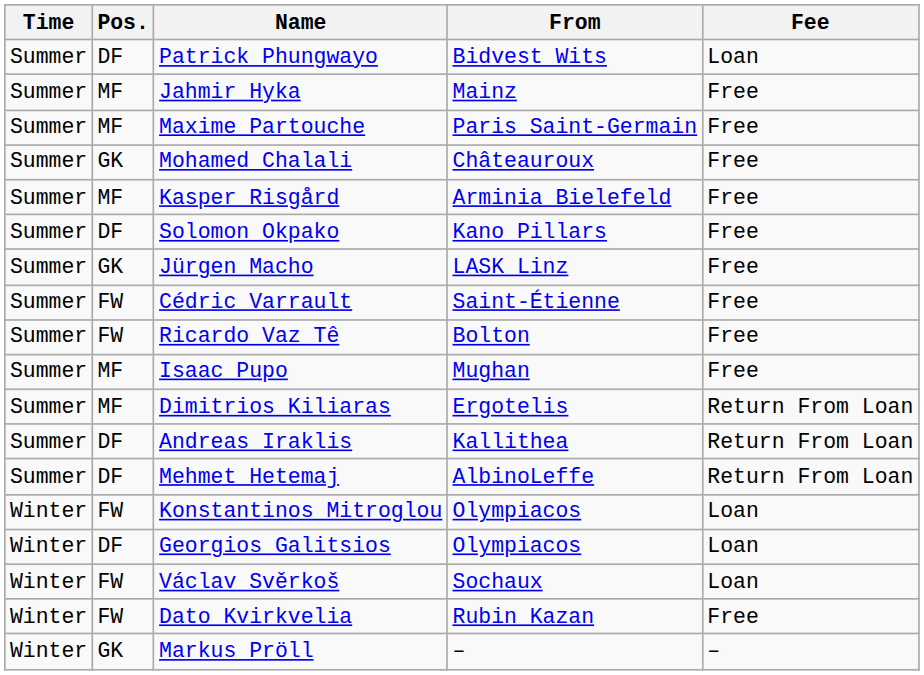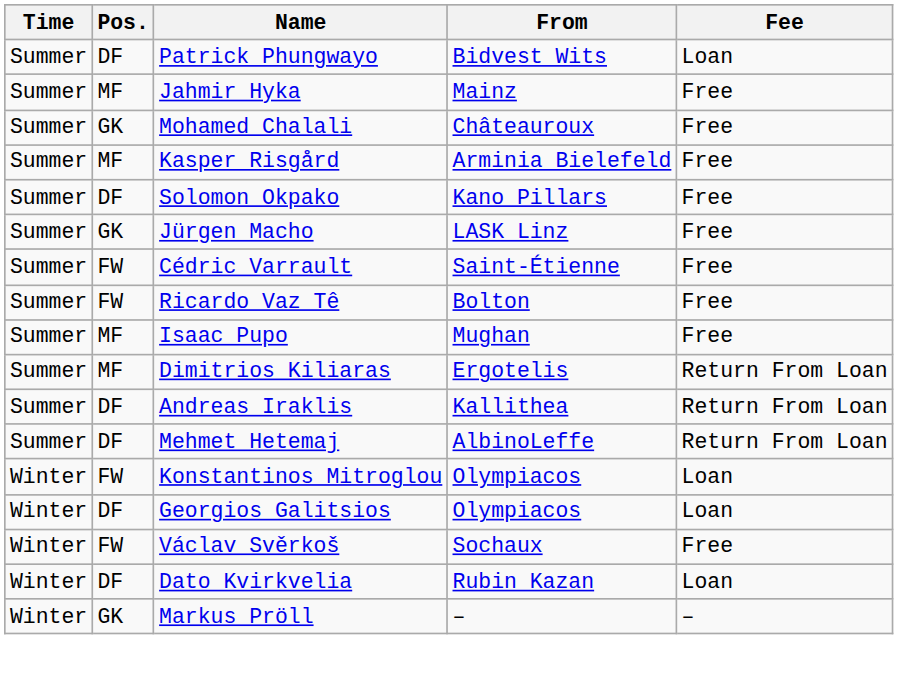- row: (262, 127)
(733, 582) Loan -> (707, 547) Free
(110, 617) FW -> (110, 582) DF
(733, 617) Free -> (707, 582) Loan
